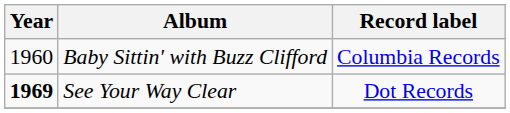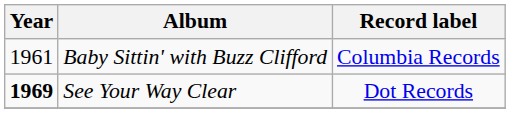(31, 56) 1960 -> (31, 56) 1961
